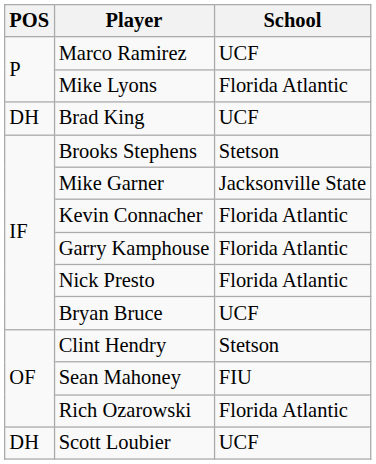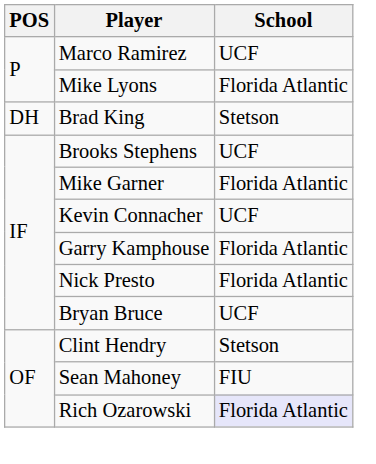(239, 118) UCF -> (249, 118) Stetson
(249, 150) Stetson -> (239, 150) UCF
(292, 183) Jacksonville State -> (283, 183) Florida Atlantic
(283, 215) Florida Atlantic -> (239, 215) UCF
(283, 410) no background -> (283, 410) lavender background
- row: (115, 442)
